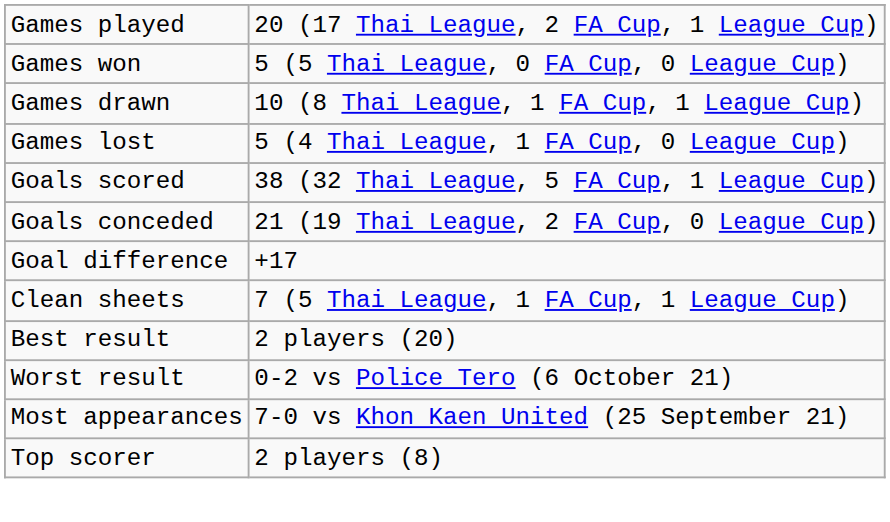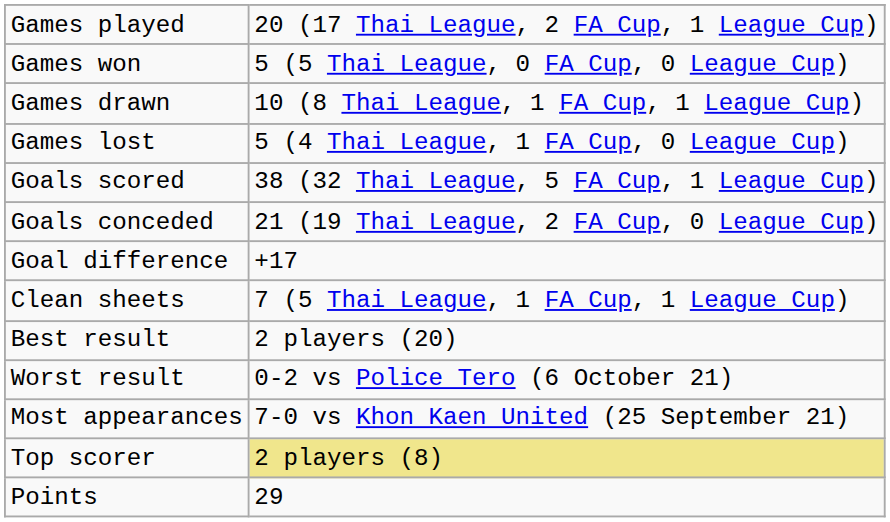(349, 458) no background -> (349, 458) khaki background
+ row: (54, 498)
